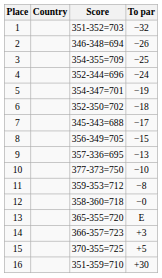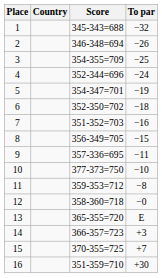(98, 28) 351-352=703 -> (98, 28) 345-343=688
(98, 123) 345-343=688 -> (98, 123) 351-352=703
(141, 123) −17 -> (141, 123) −16
(141, 154) −13 -> (141, 154) −11
(141, 249) +5 -> (141, 249) +7
